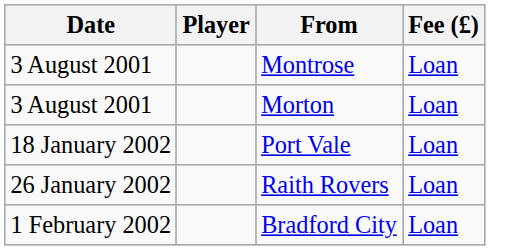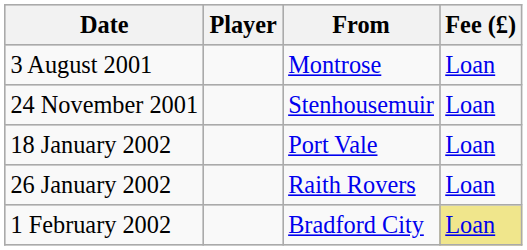- row: (298, 104)
+ row: (361, 104)
(433, 225) no background -> (470, 225) khaki background
